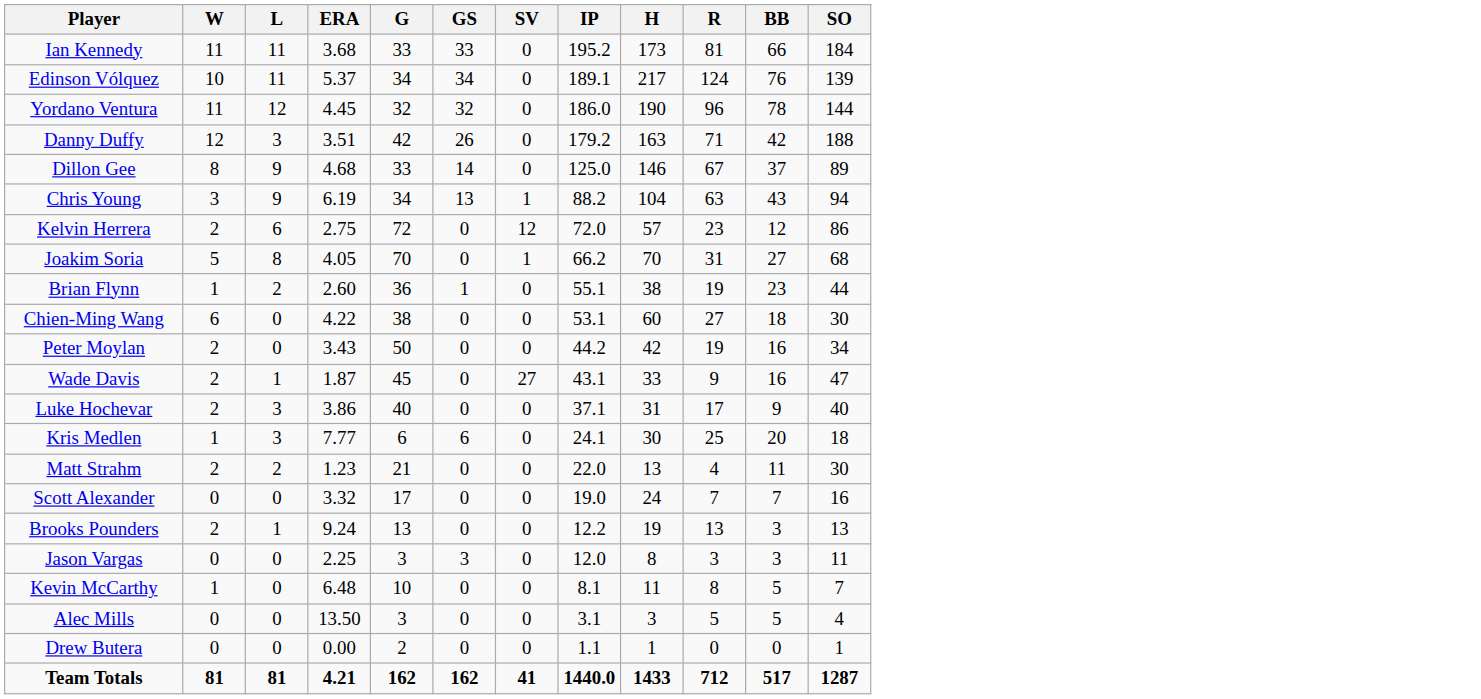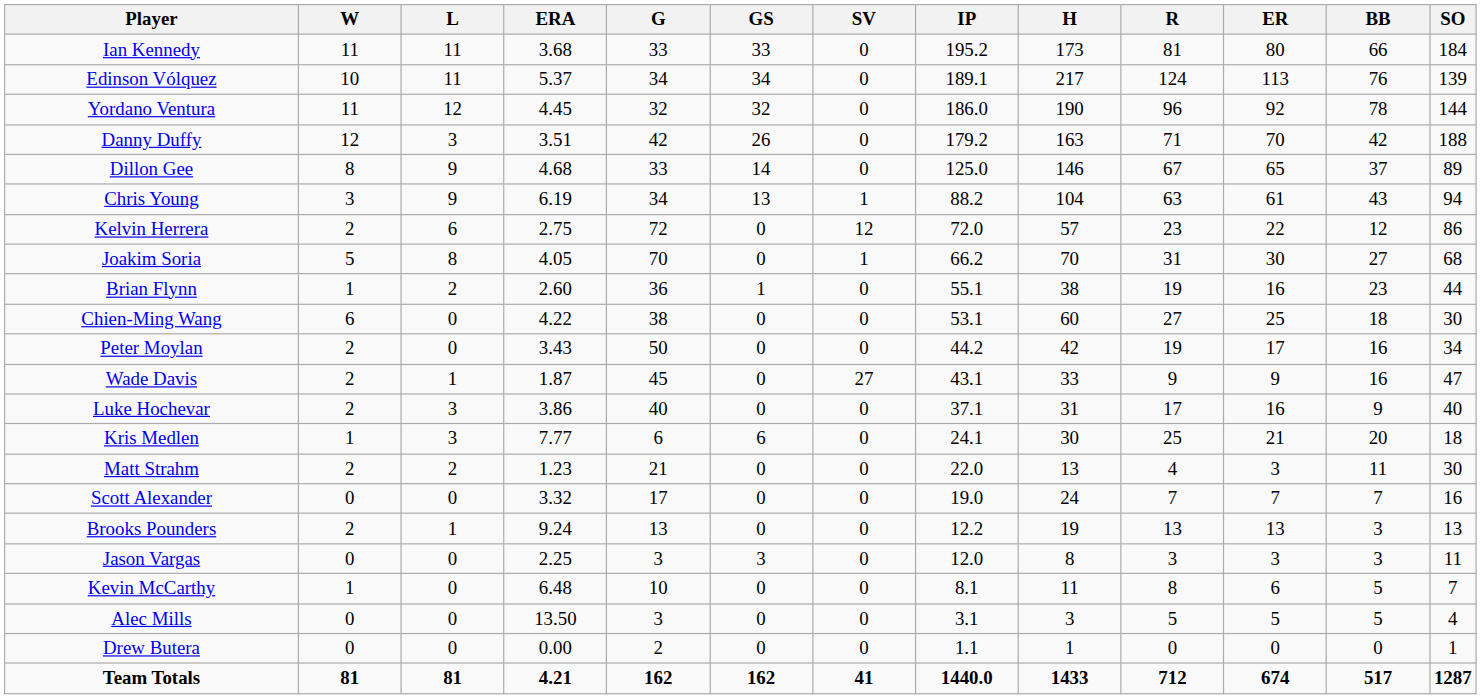+ column: (1275, 19)
